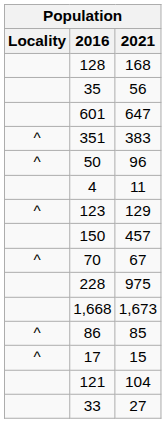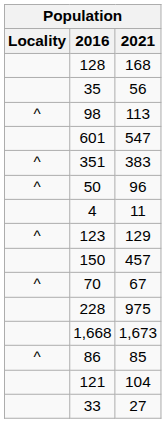+ row: (92, 114)
(138, 114) 647 -> (138, 138) 547
- row: (92, 357)
